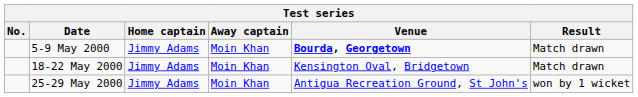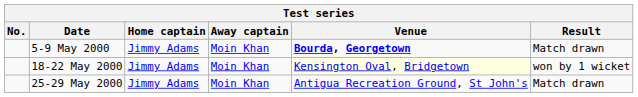(382, 66) no background -> (382, 66) lightyellow background
(569, 66) Match drawn -> (582, 66) won by 1 wicket
(582, 84) won by 1 wicket -> (569, 84) Match drawn
